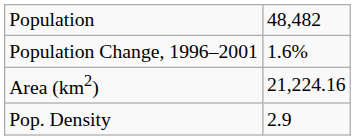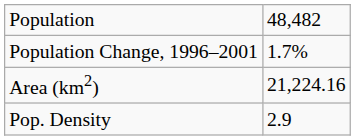(287, 51) 1.6% -> (287, 51) 1.7%
